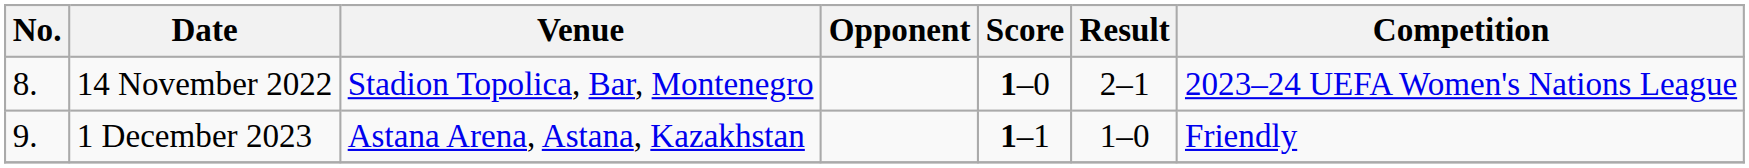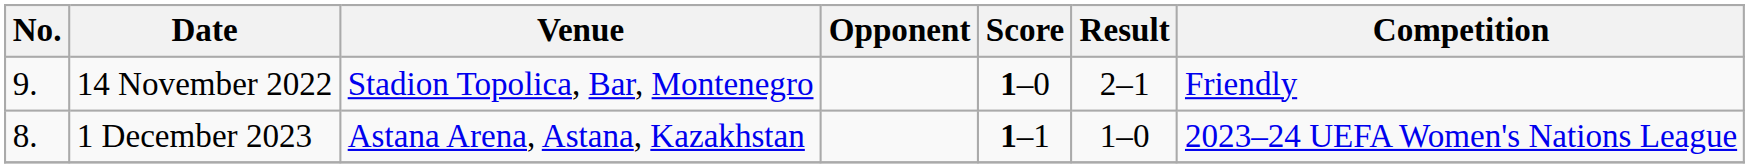(25, 83) 8. -> (25, 83) 9.
(1461, 83) 2023–24 UEFA Women's Nations League -> (1241, 83) Friendly
(25, 135) 9. -> (25, 135) 8.
(1241, 135) Friendly -> (1461, 135) 2023–24 UEFA Women's Nations League
